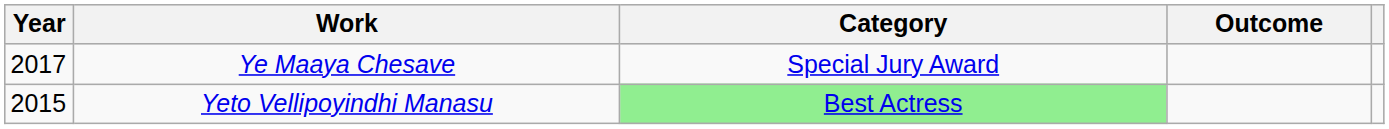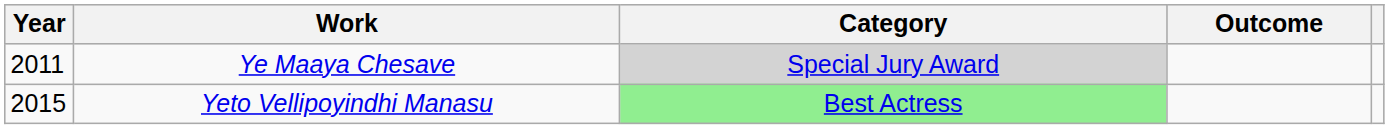(38, 63) 2017 -> (37, 63) 2011
(893, 63) no background -> (893, 63) lightgrey background
